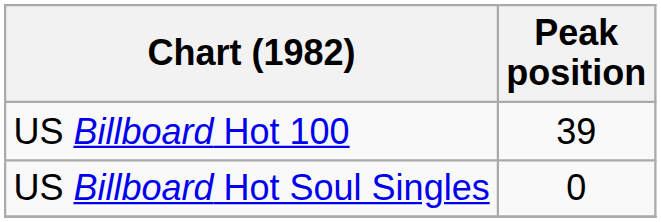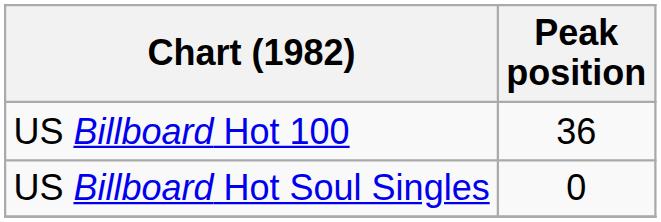(576, 130) 39 -> (576, 130) 36
